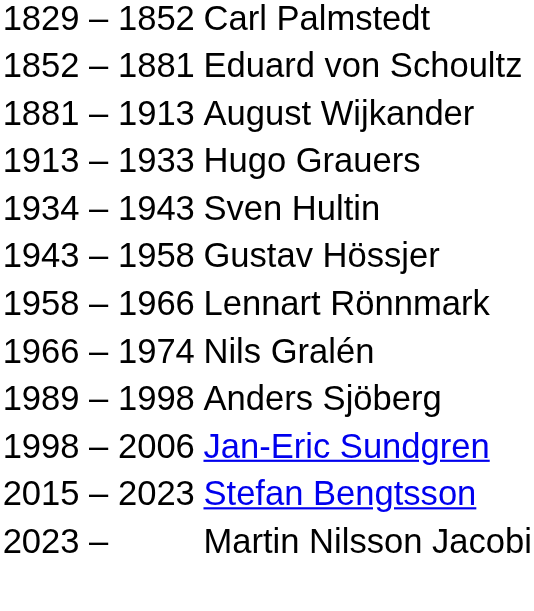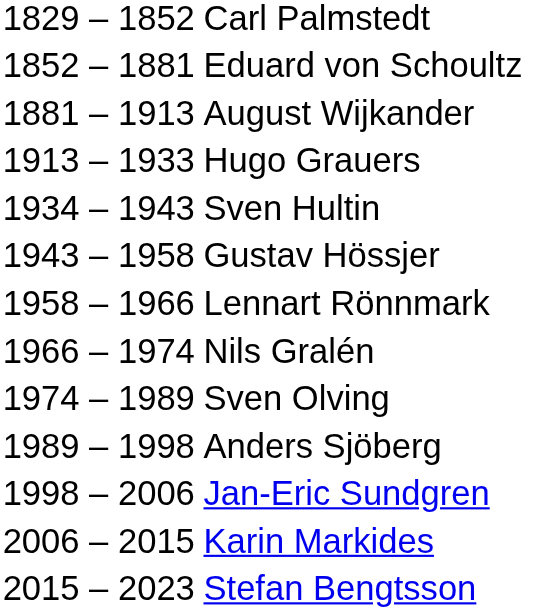+ row: (297, 398)
+ row: (319, 541)
- row: (368, 541)
